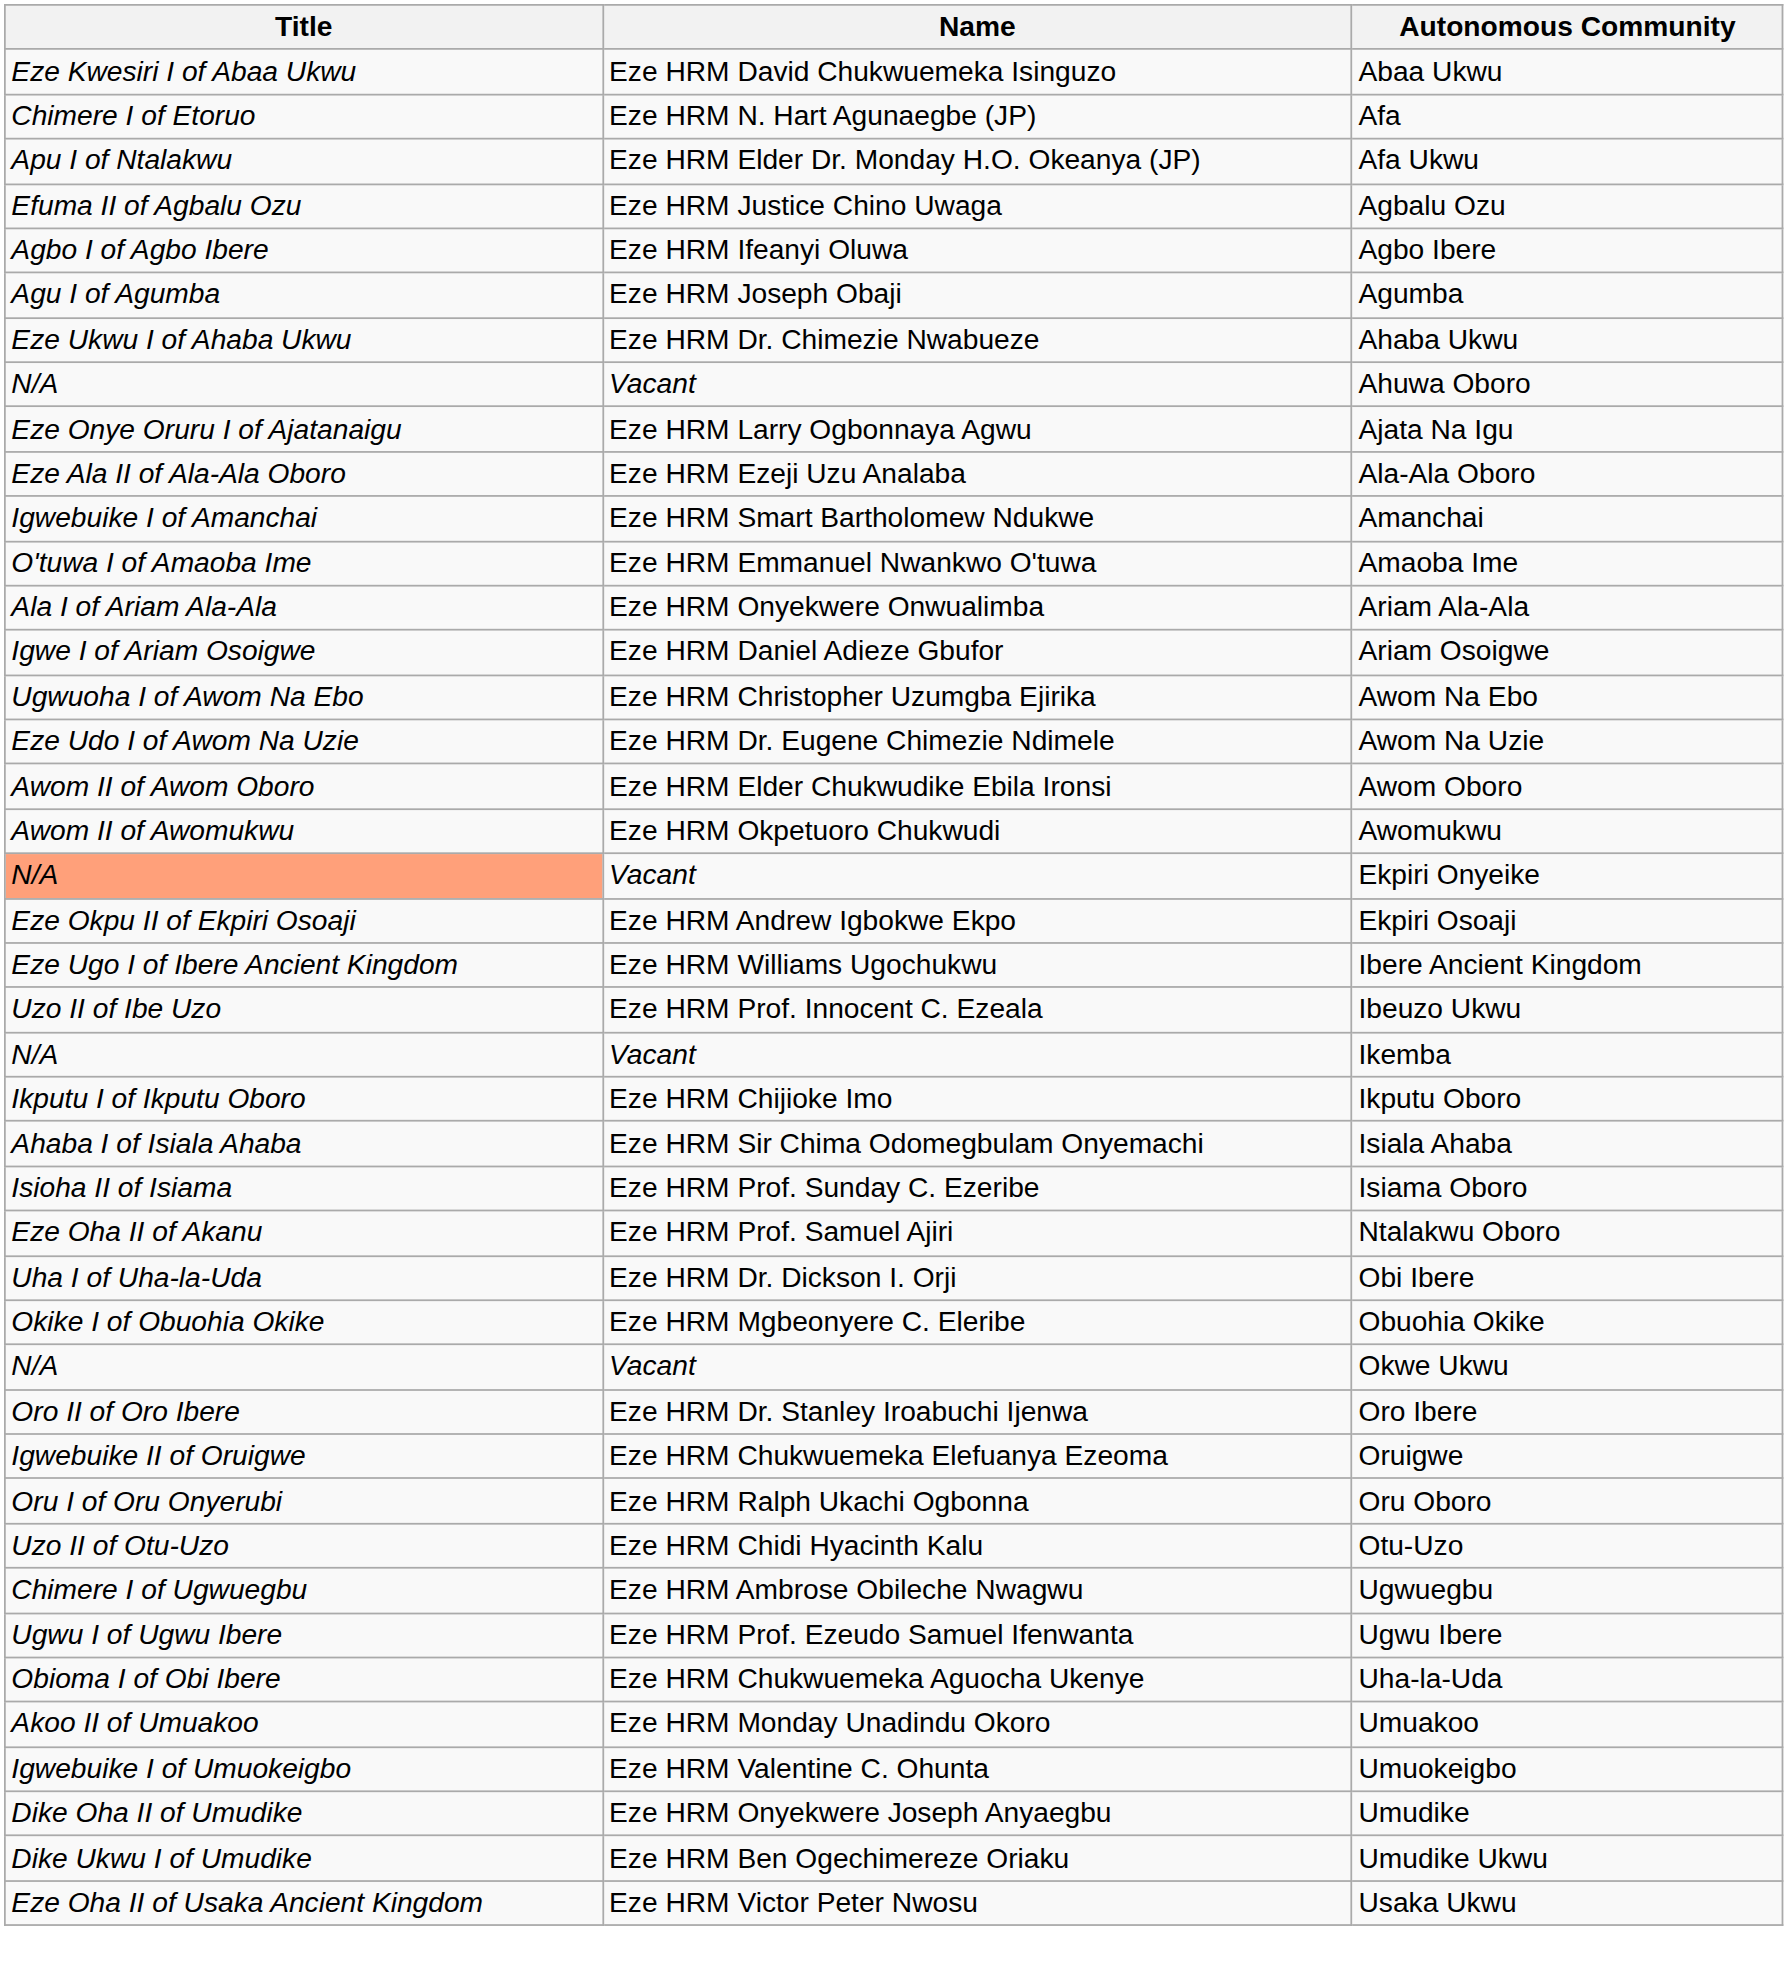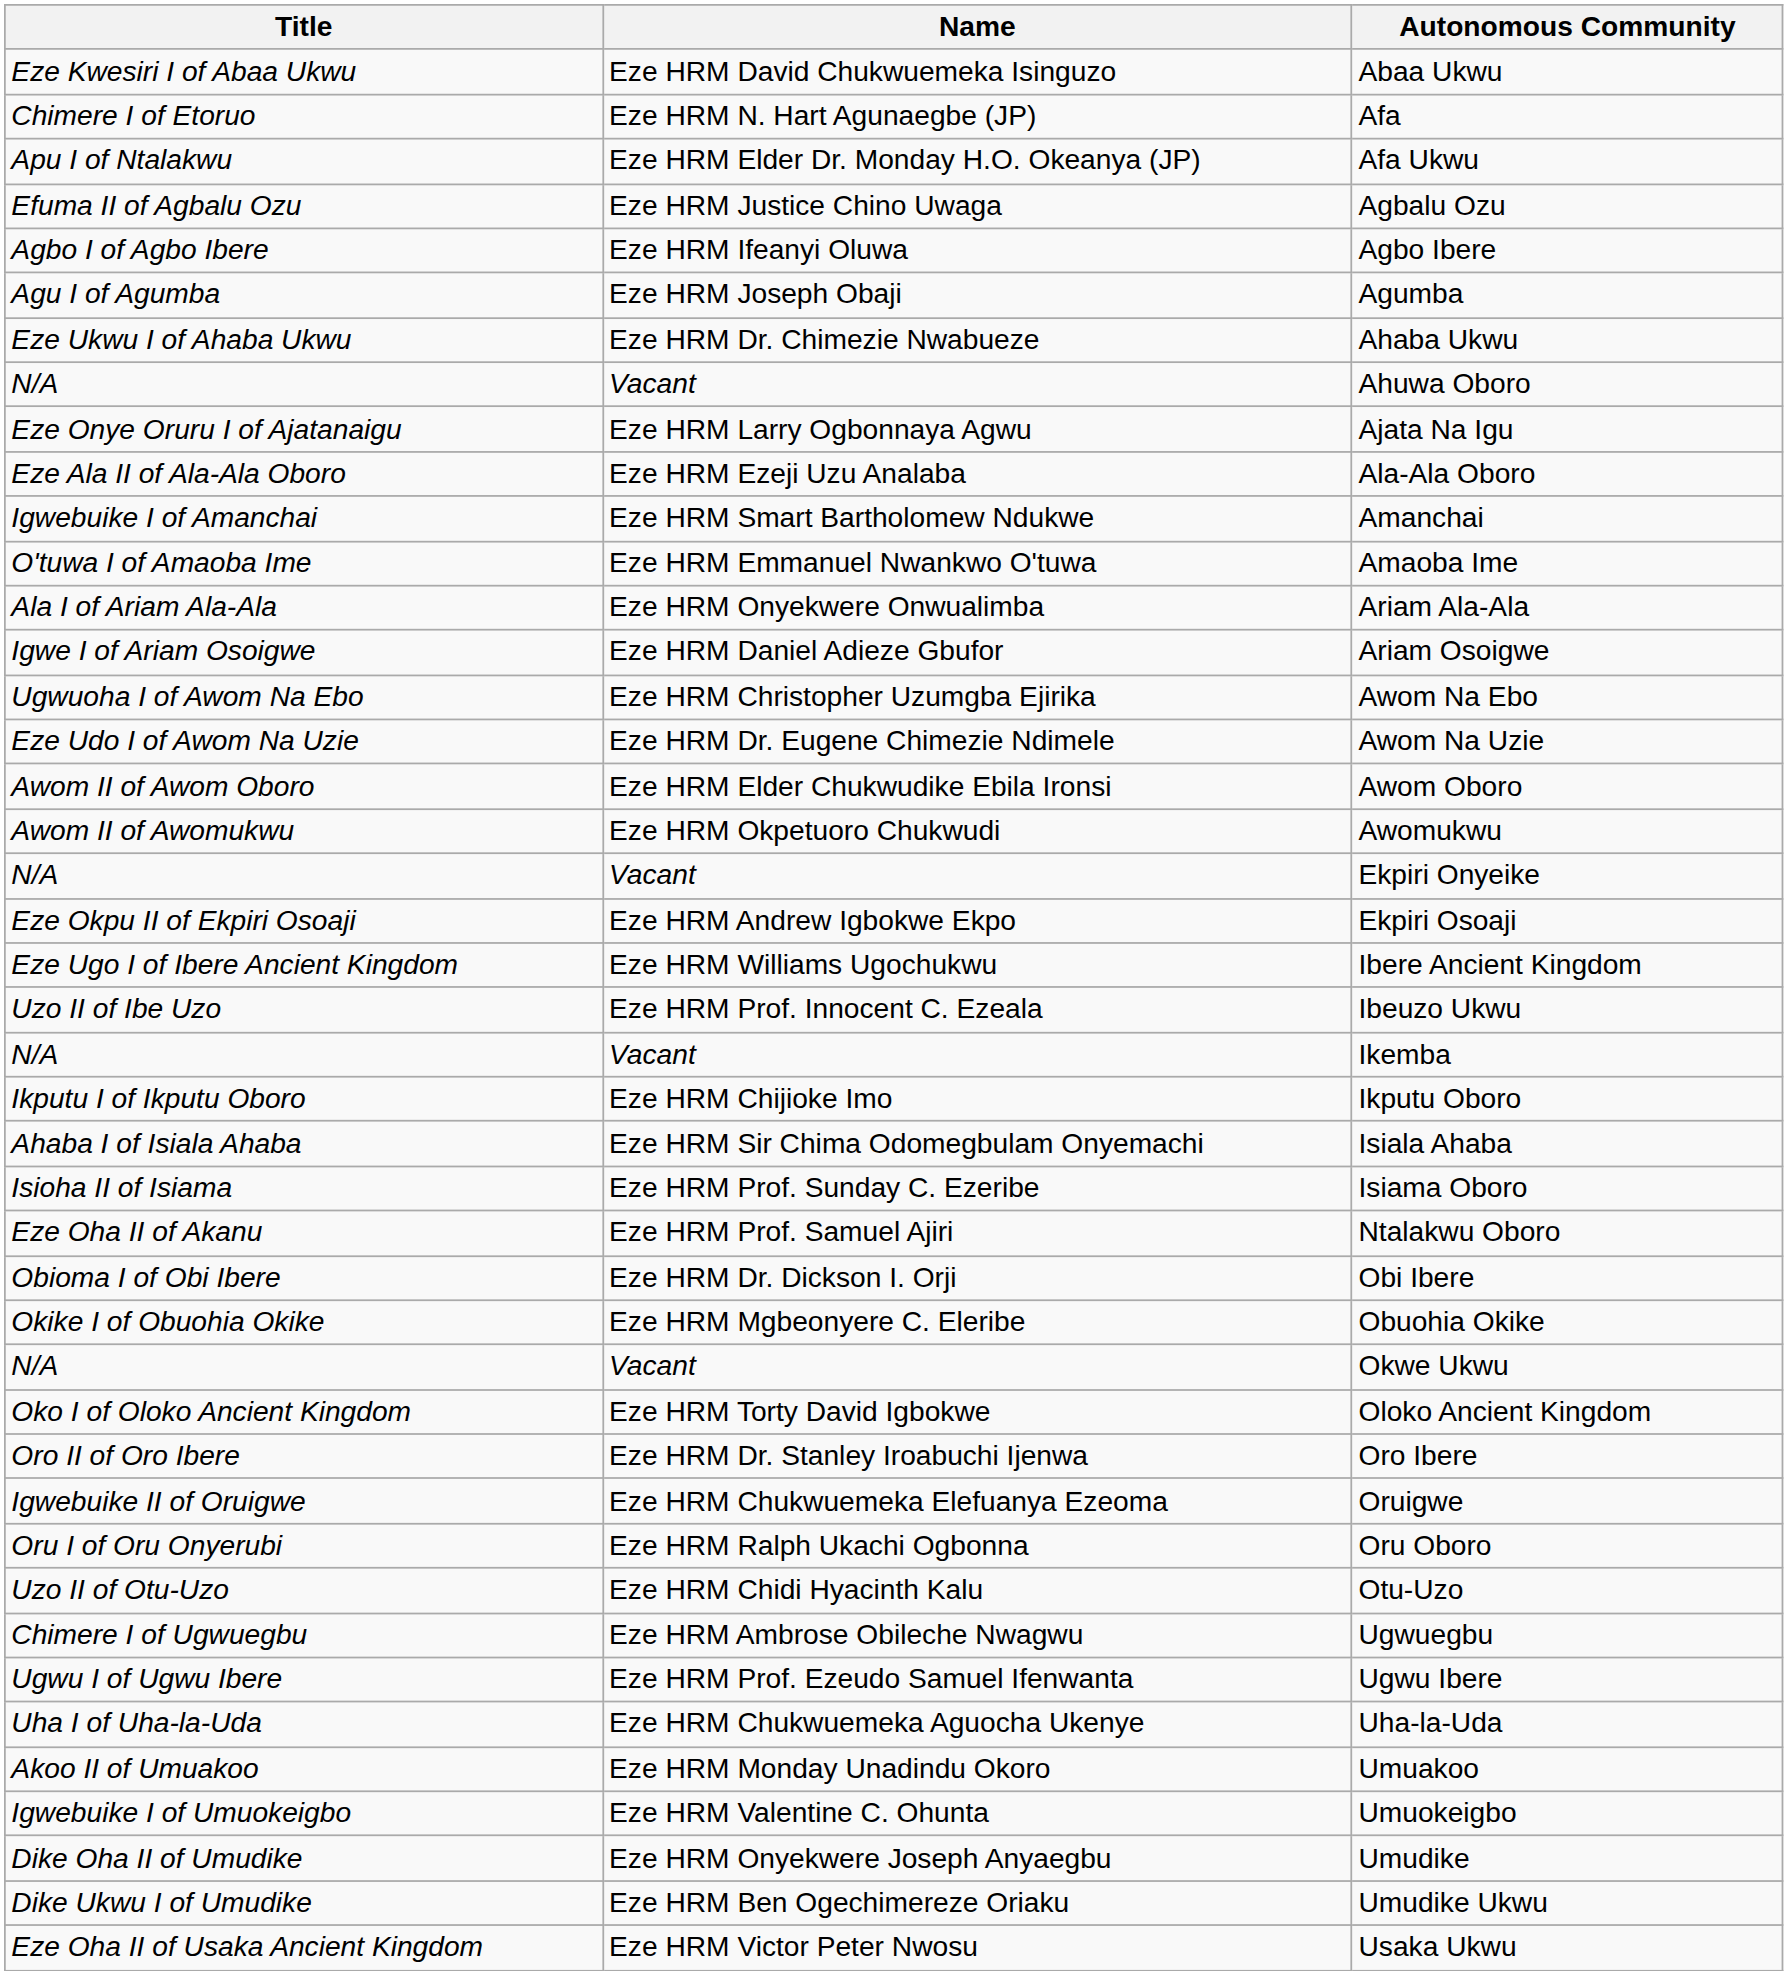(35, 875) lightsalmon background -> (35, 875) no background
(137, 1277) Uha I of Uha-la-Uda -> (146, 1277) Obioma I of Obi Ibere
+ row: (1505, 1411)
(146, 1679) Obioma I of Obi Ibere -> (137, 1723) Uha I of Uha-la-Uda
